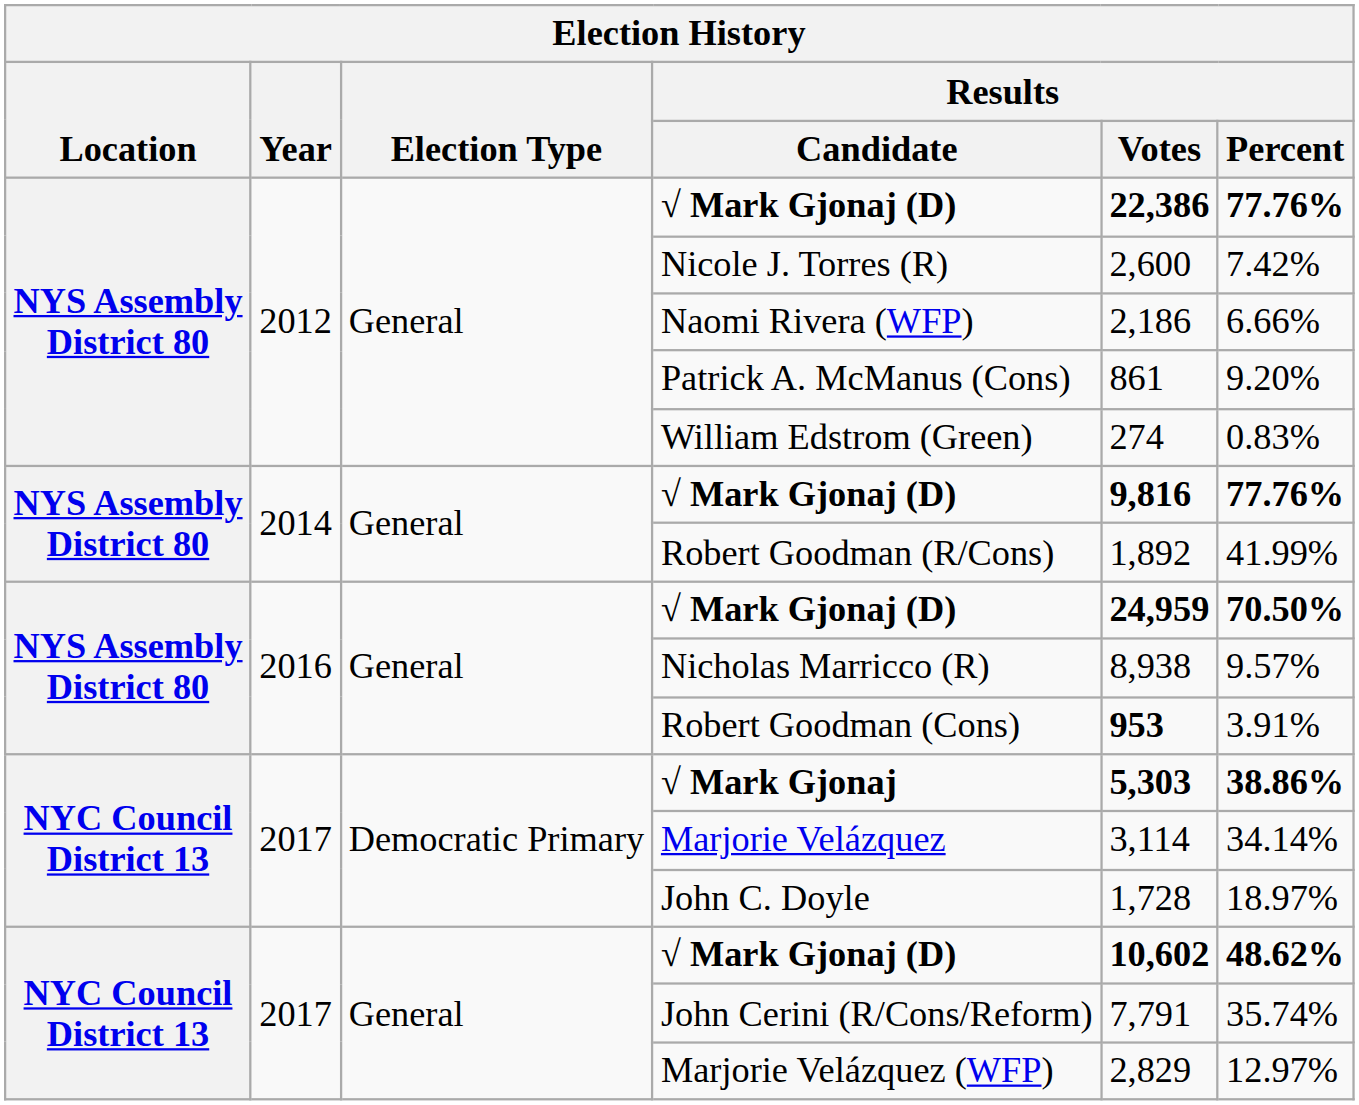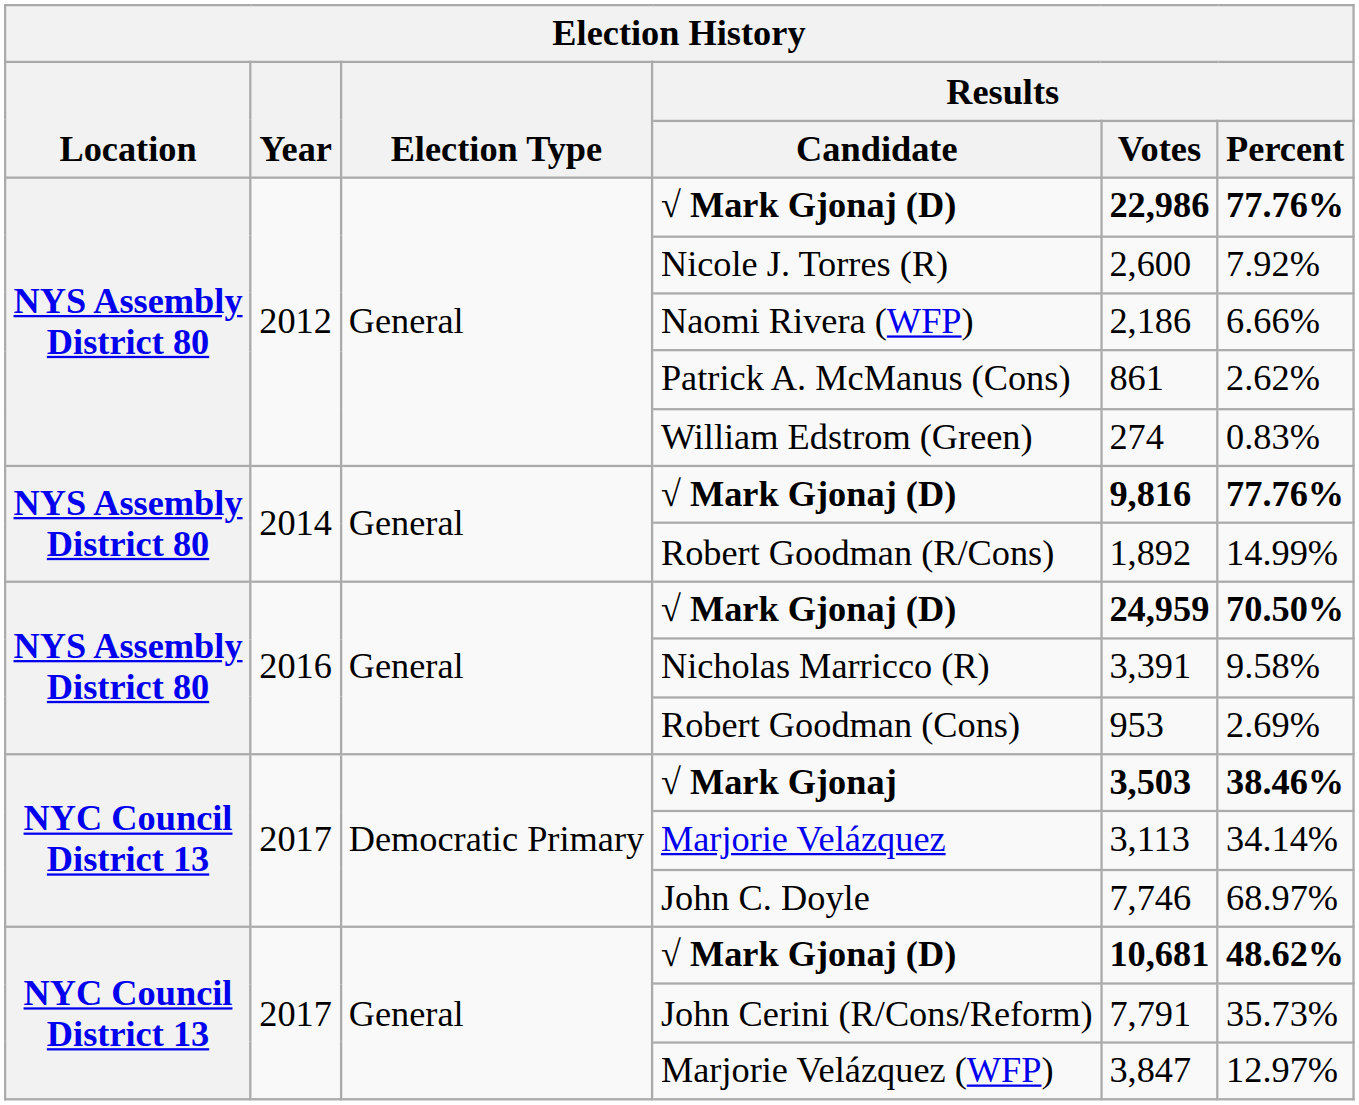(1159, 206) 22,386 -> (1159, 206) 22,986
(1273, 263) 7.42% -> (1273, 263) 7.92%
(1273, 378) 9.20% -> (1273, 378) 2.62%
(1282, 551) 41.99% -> (1282, 551) 14.99%
(1150, 666) 8,938 -> (1150, 666) 3,391
(1273, 666) 9.57% -> (1273, 666) 9.58%
(1137, 724) bold -> (1137, 724) normal
(1273, 724) 3.91% -> (1273, 724) 2.69%
(1150, 782) 5,303 -> (1150, 782) 3,503
(1285, 782) 38.86% -> (1285, 782) 38.46%
(1150, 839) 3,114 -> (1150, 839) 3,113
(1150, 897) 1,728 -> (1150, 897) 7,746
(1282, 897) 18.97% -> (1282, 897) 68.97%
(1159, 954) 10,602 -> (1159, 954) 10,681
(1282, 1012) 35.74% -> (1282, 1012) 35.73%
(1150, 1070) 2,829 -> (1150, 1070) 3,847
